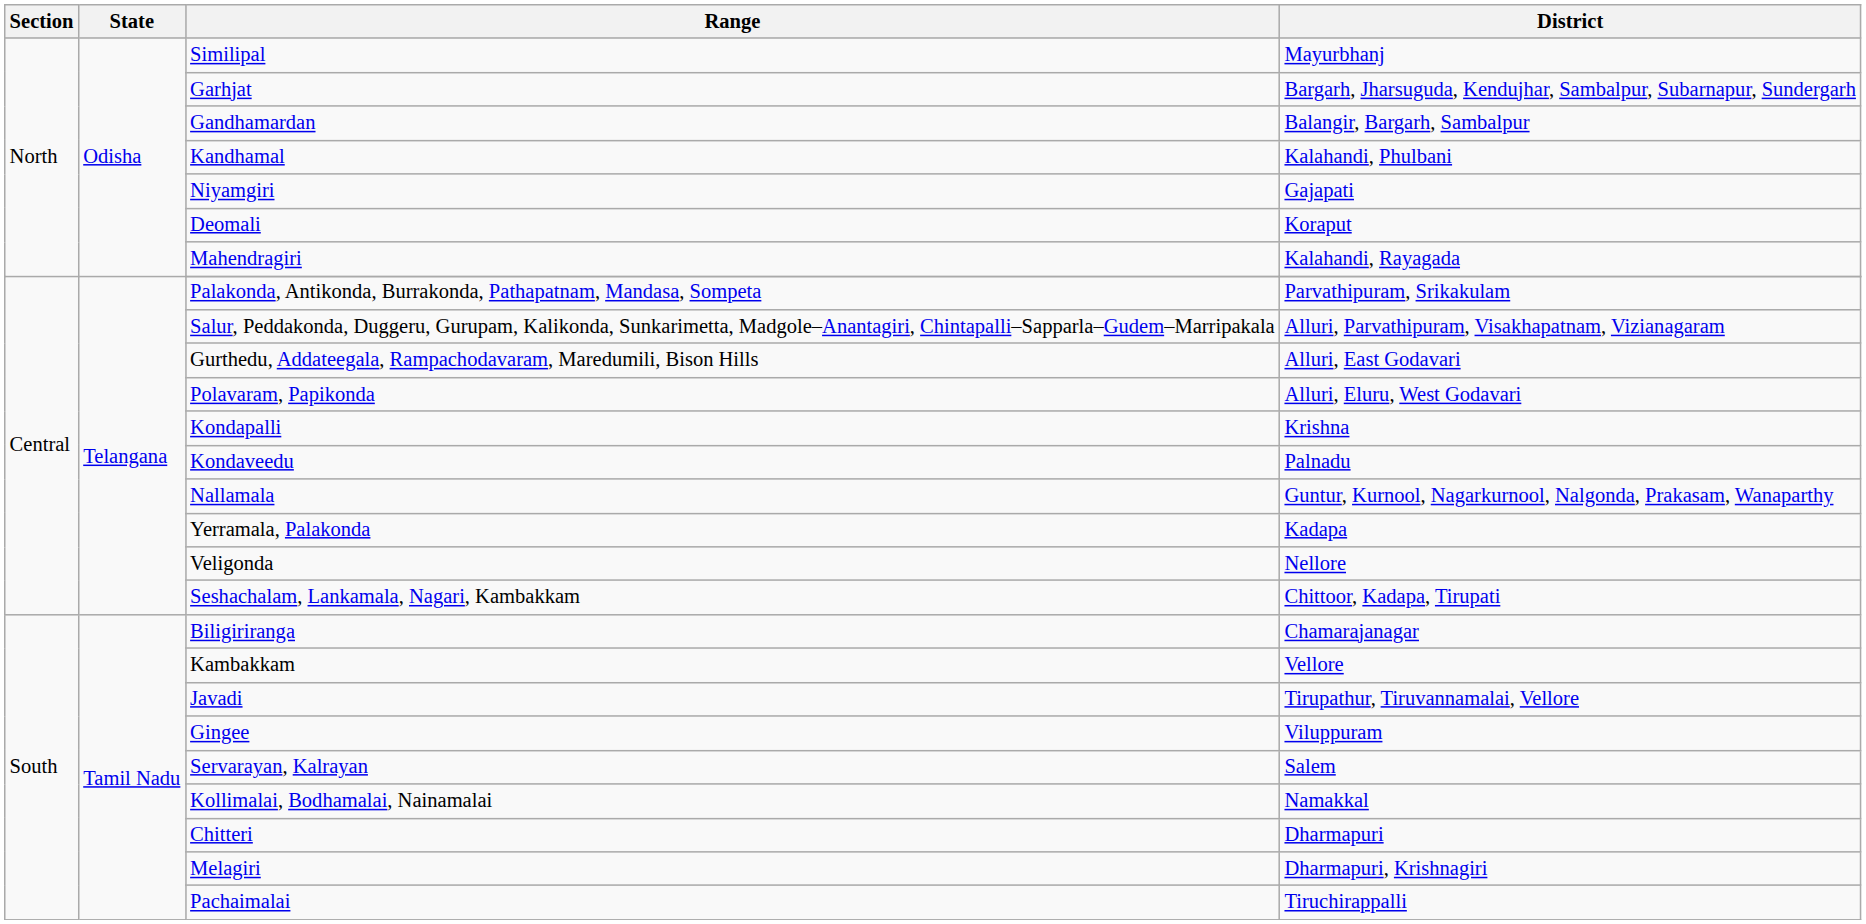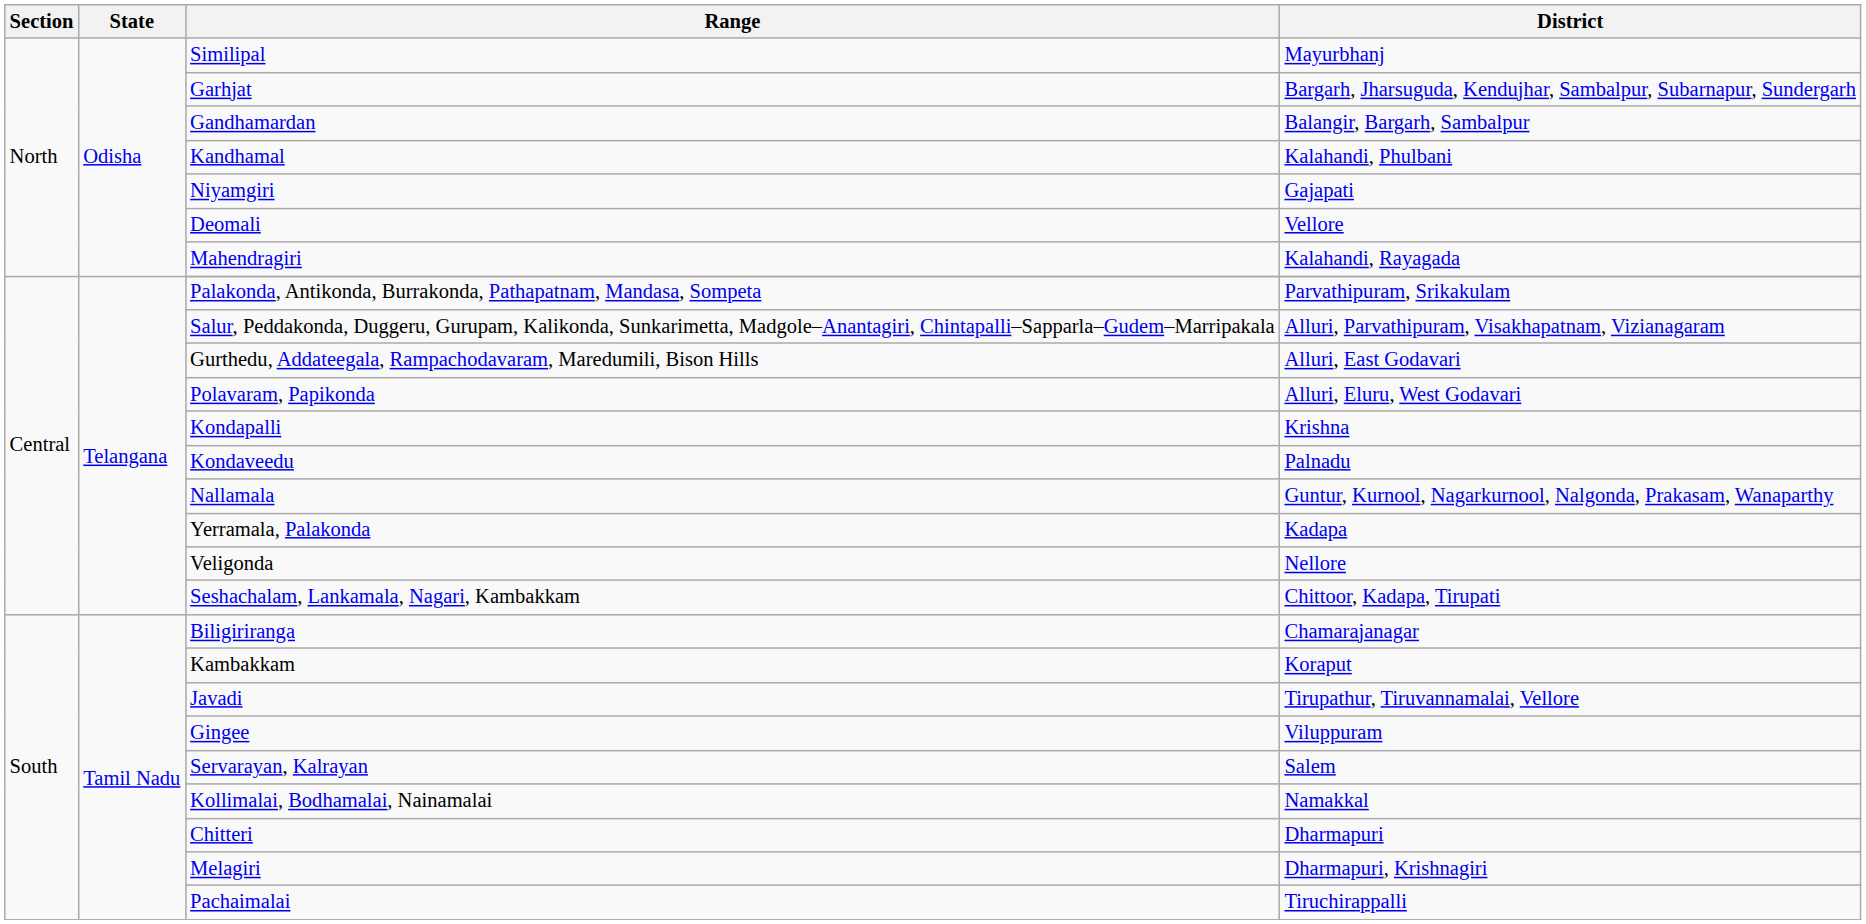(1318, 224) Koraput -> (1314, 224) Vellore
(1314, 664) Vellore -> (1318, 664) Koraput
